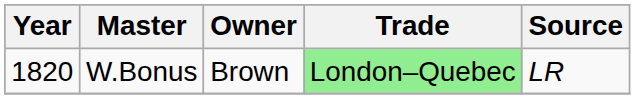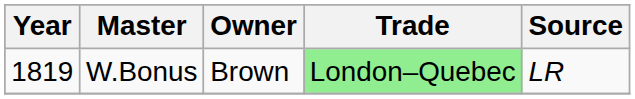(42, 70) 1820 -> (42, 70) 1819
